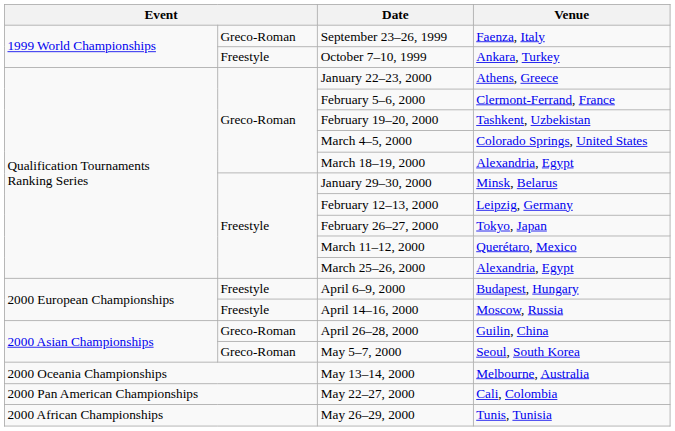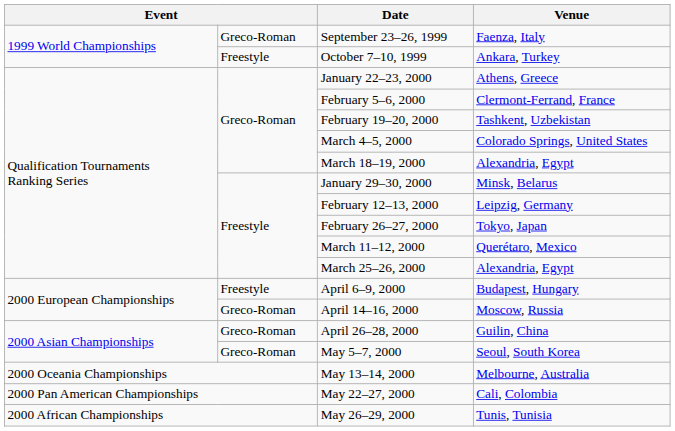(245, 309) Freestyle -> (258, 309) Greco-Roman
